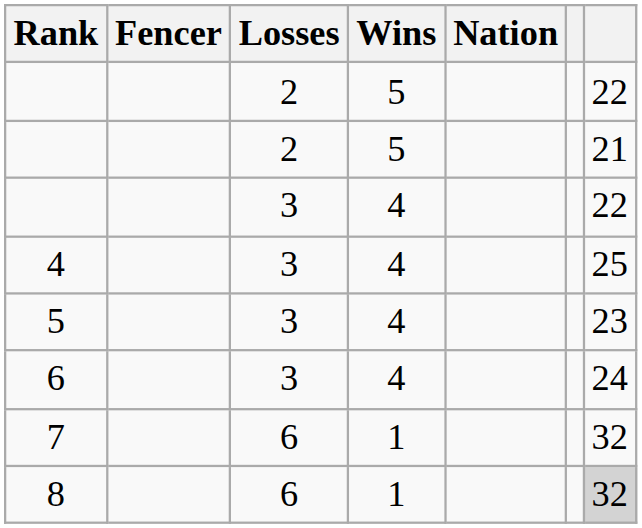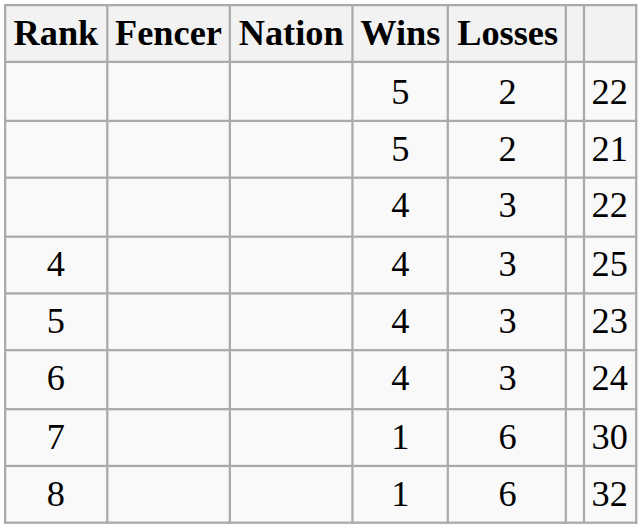columns swapped: (506, 33) <-> (289, 33)
(610, 436) 32 -> (610, 436) 30
(610, 494) lightgrey background -> (610, 494) no background
